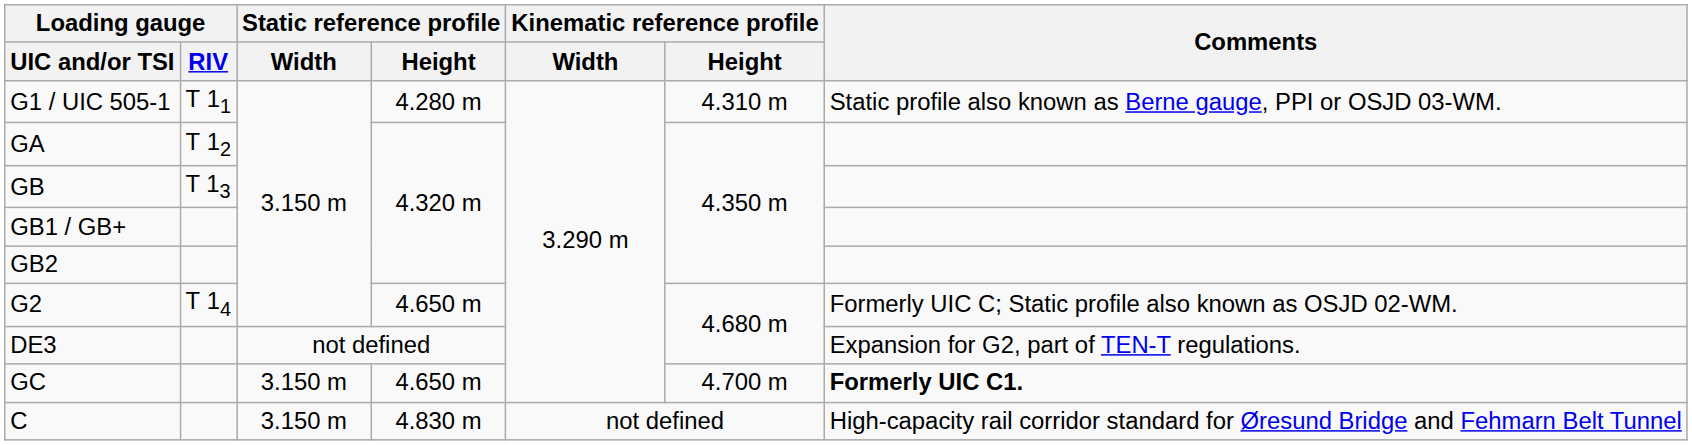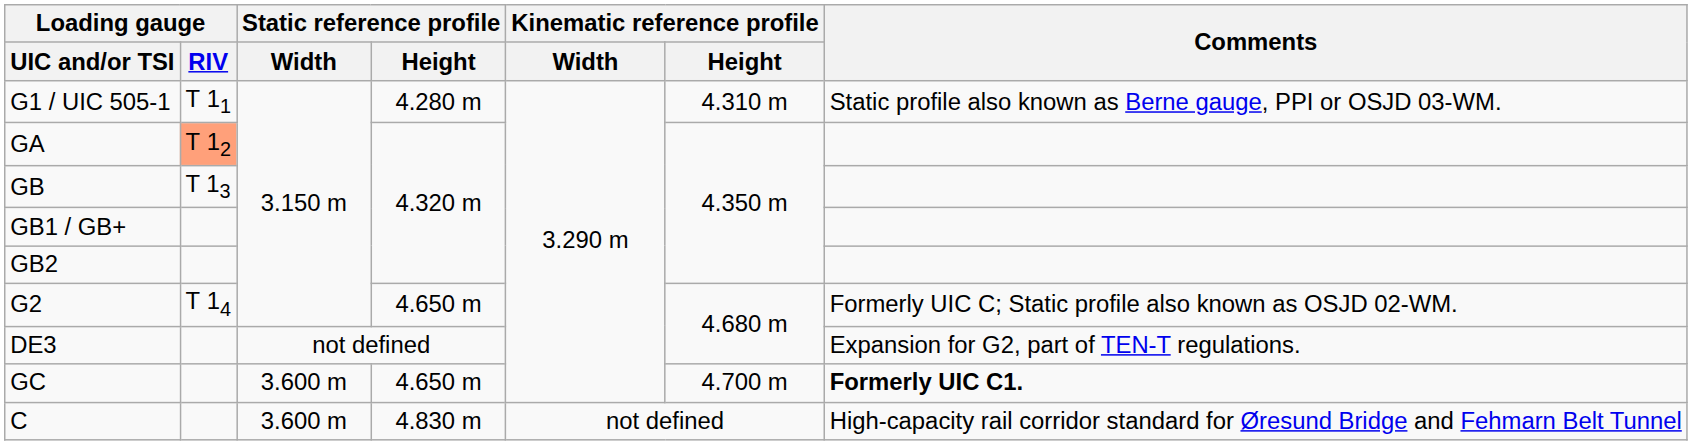(208, 144) no background -> (208, 144) lightsalmon background
(304, 382) 3.150 m -> (304, 382) 3.600 m
(304, 420) 3.150 m -> (304, 420) 3.600 m
